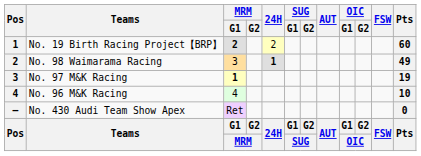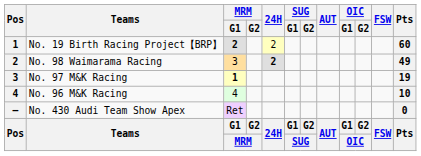(273, 62) 1 -> (273, 62) 2
